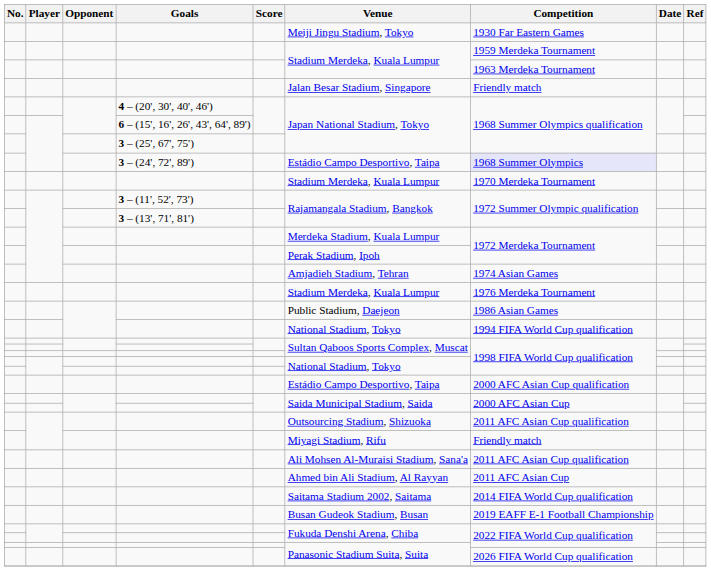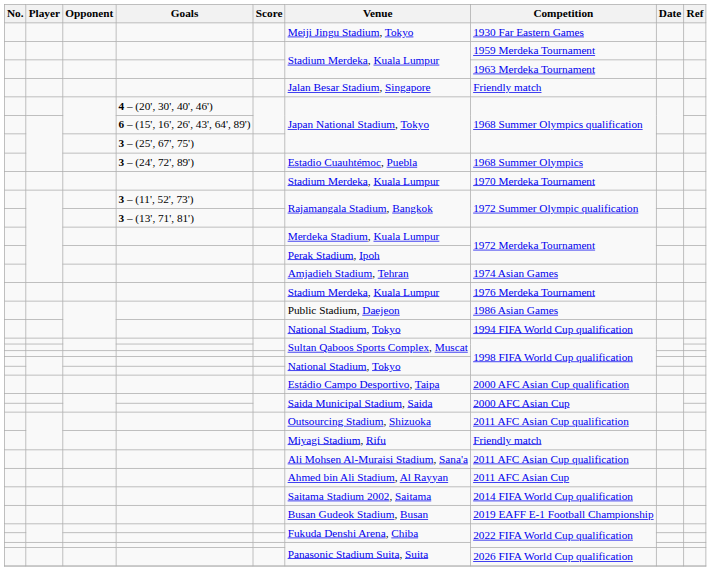(364, 162) Estádio Campo Desportivo, Taipa -> (352, 162) Estadio Cuauhtémoc, Puebla
(528, 162) lavender background -> (528, 162) no background
